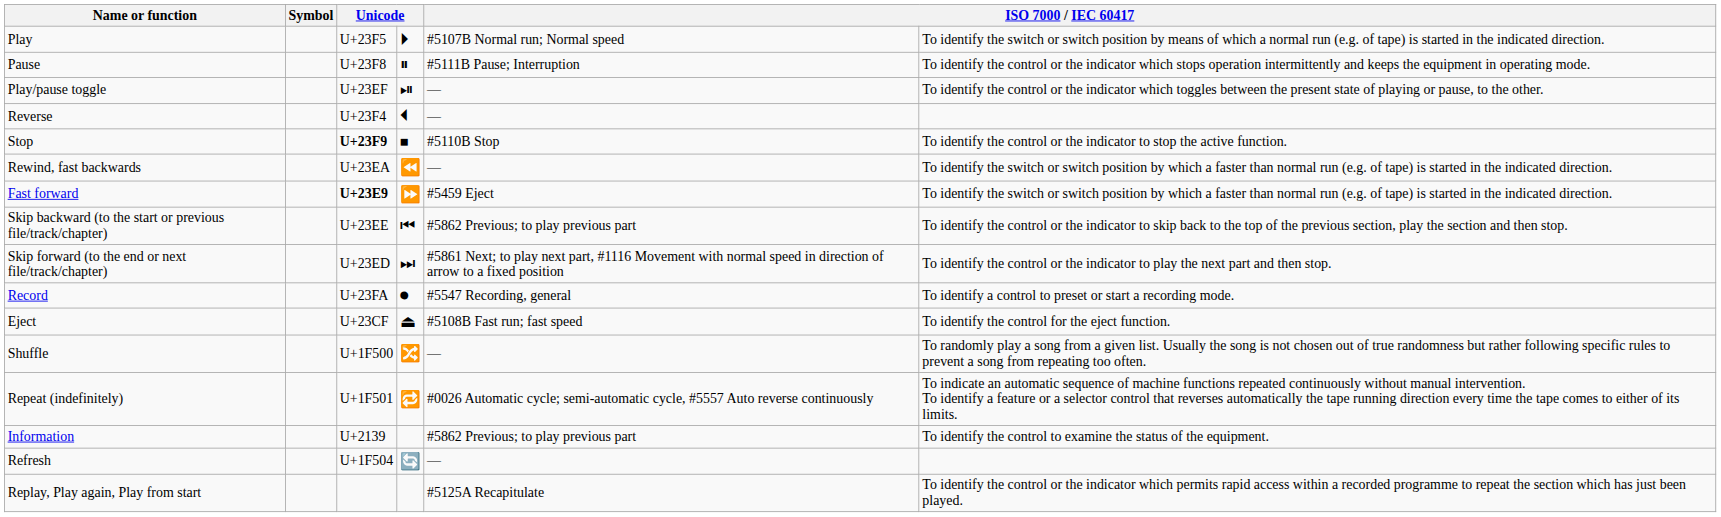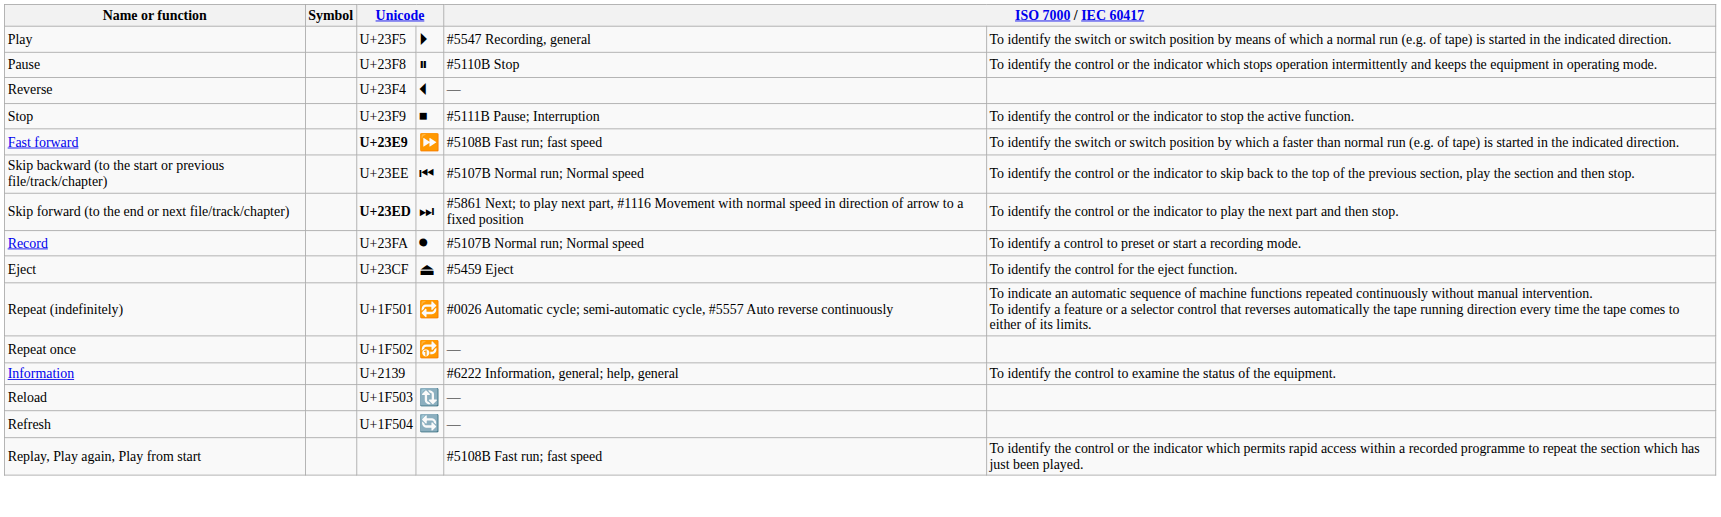(526, 39) #5107B Normal run; Normal speed -> (519, 39) #5547 Recording, general
(503, 64) #5111B Pause; Interruption -> (483, 64) #5110B Stop
- row: (57, 90)
(363, 141) bold -> (383, 116) normal
(463, 141) #5110B Stop -> (523, 116) #5111B Pause; Interruption
- row: (74, 167)
(460, 193) #5459 Eject -> (524, 142) #5108B Fast run; fast speed
(532, 226) #5862 Previous; to play previous part -> (545, 174) #5107B Normal run; Normal speed
(365, 263) normal -> (385, 211) bold
(499, 295) #5547 Recording, general -> (545, 243) #5107B Normal run; Normal speed
(505, 321) #5108B Fast run; fast speed -> (480, 269) #5459 Eject
- row: (28, 353)
+ row: (42, 349)
(532, 436) #5862 Previous; to play previous part -> (563, 373) #6222 Information, general; help, general
+ row: (27, 397)
(486, 493) #5125A Recapitulate -> (524, 456) #5108B Fast run; fast speed
